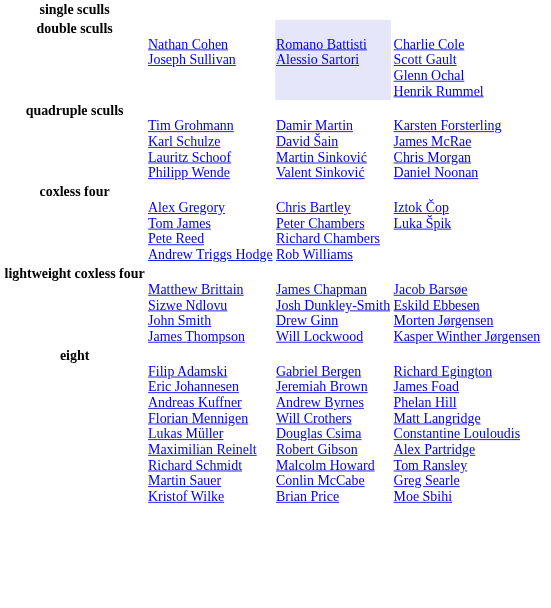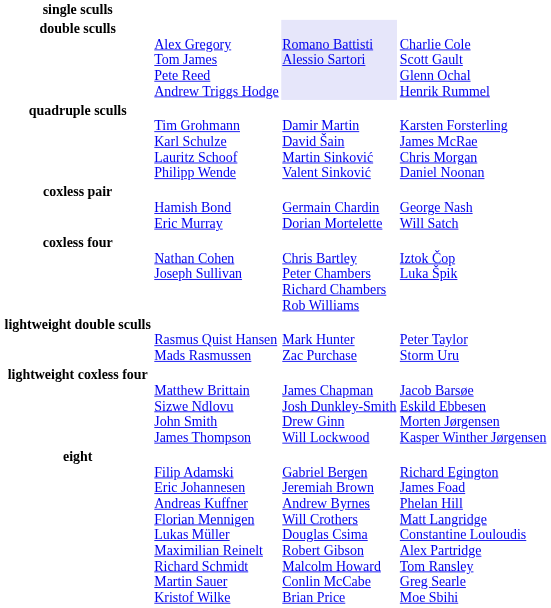(192, 52) Nathan Cohen Joseph Sullivan -> (217, 67) Alex Gregory Tom James Pete Reed Andrew Triggs Hodge
+ row: (78, 192)
(210, 231) Alex Gregory Tom James Pete Reed Andrew Triggs Hodge -> (198, 266) Nathan Cohen Joseph Sullivan
+ row: (78, 324)
